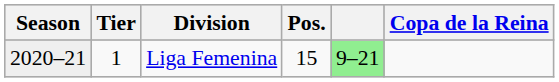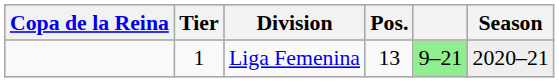columns swapped: (48, 22) <-> (469, 22)
(307, 57) 15 -> (389, 57) 13
